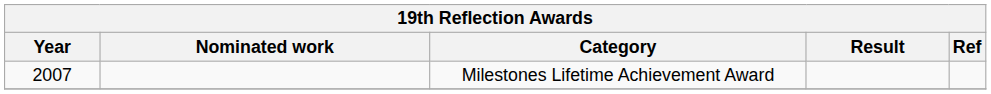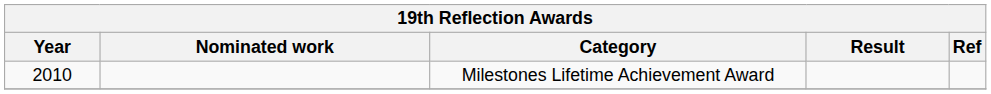(52, 74) 2007 -> (52, 74) 2010
